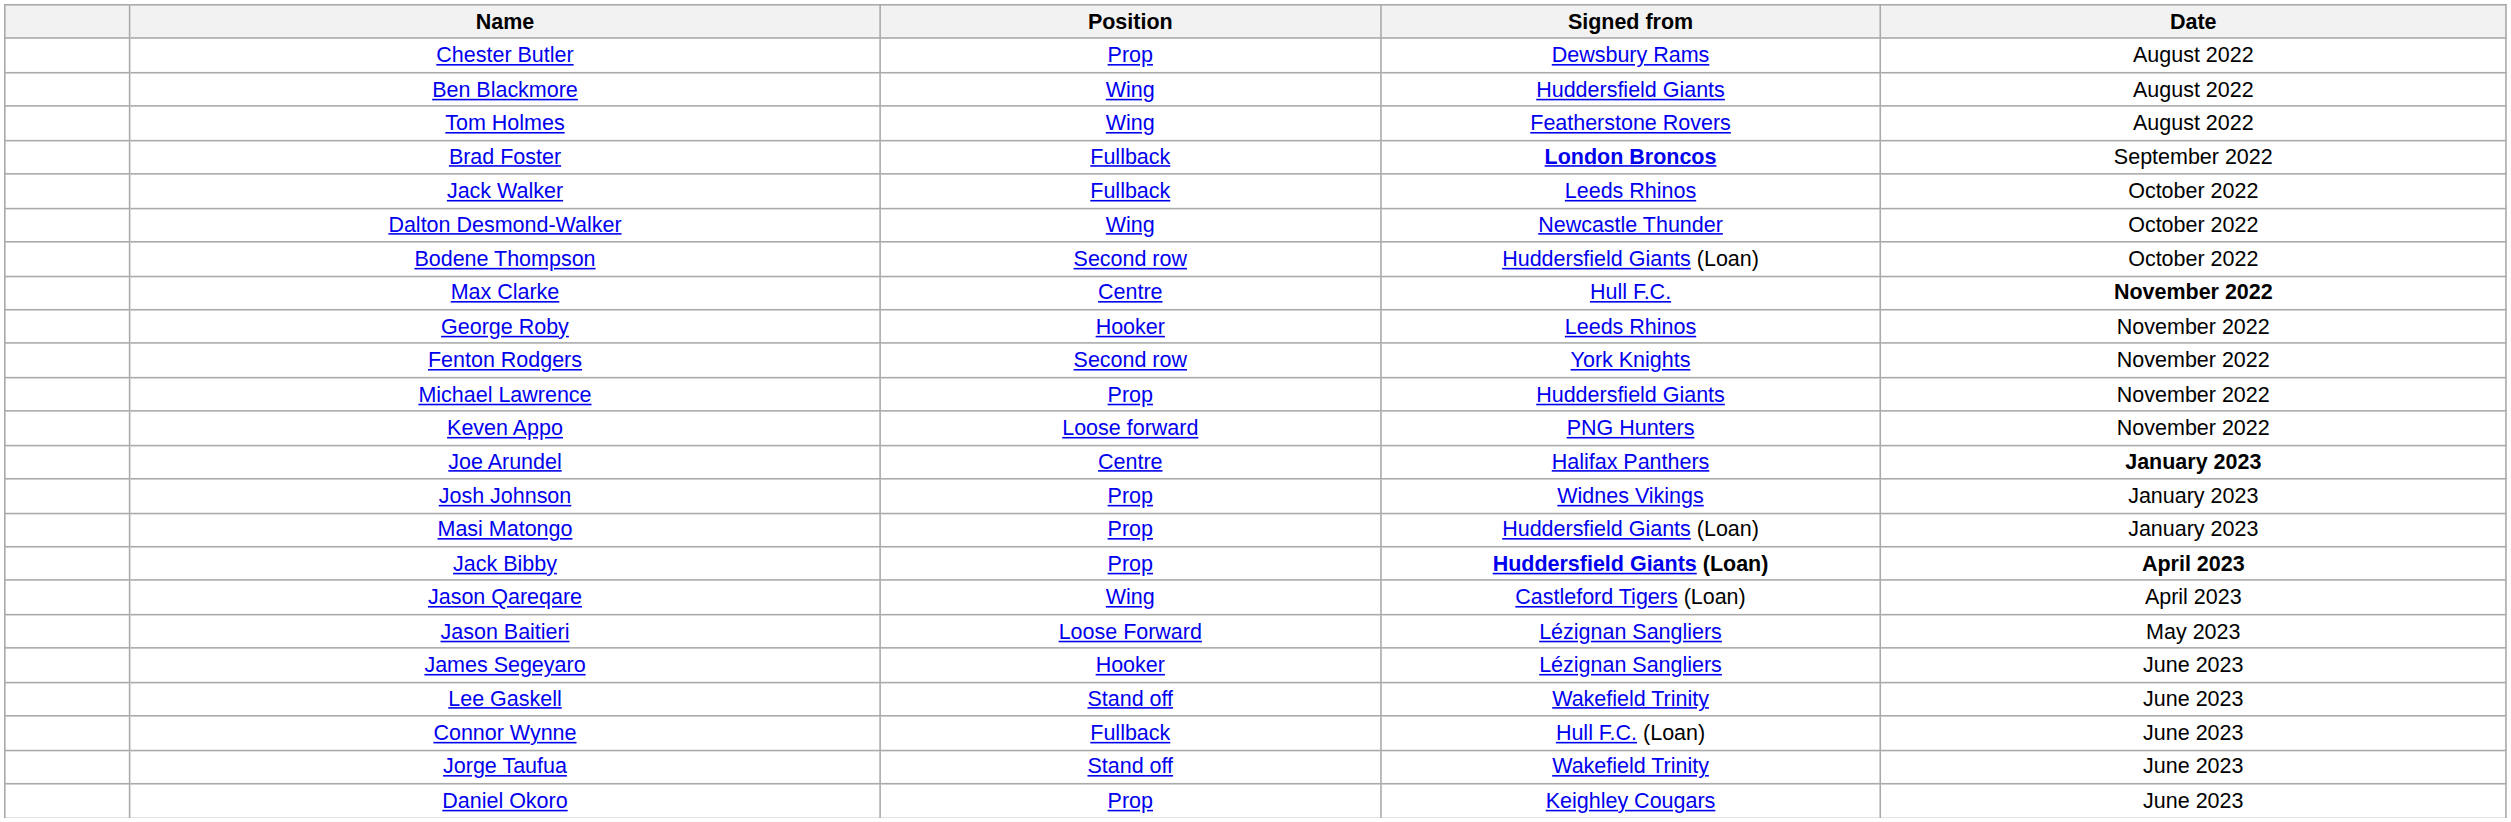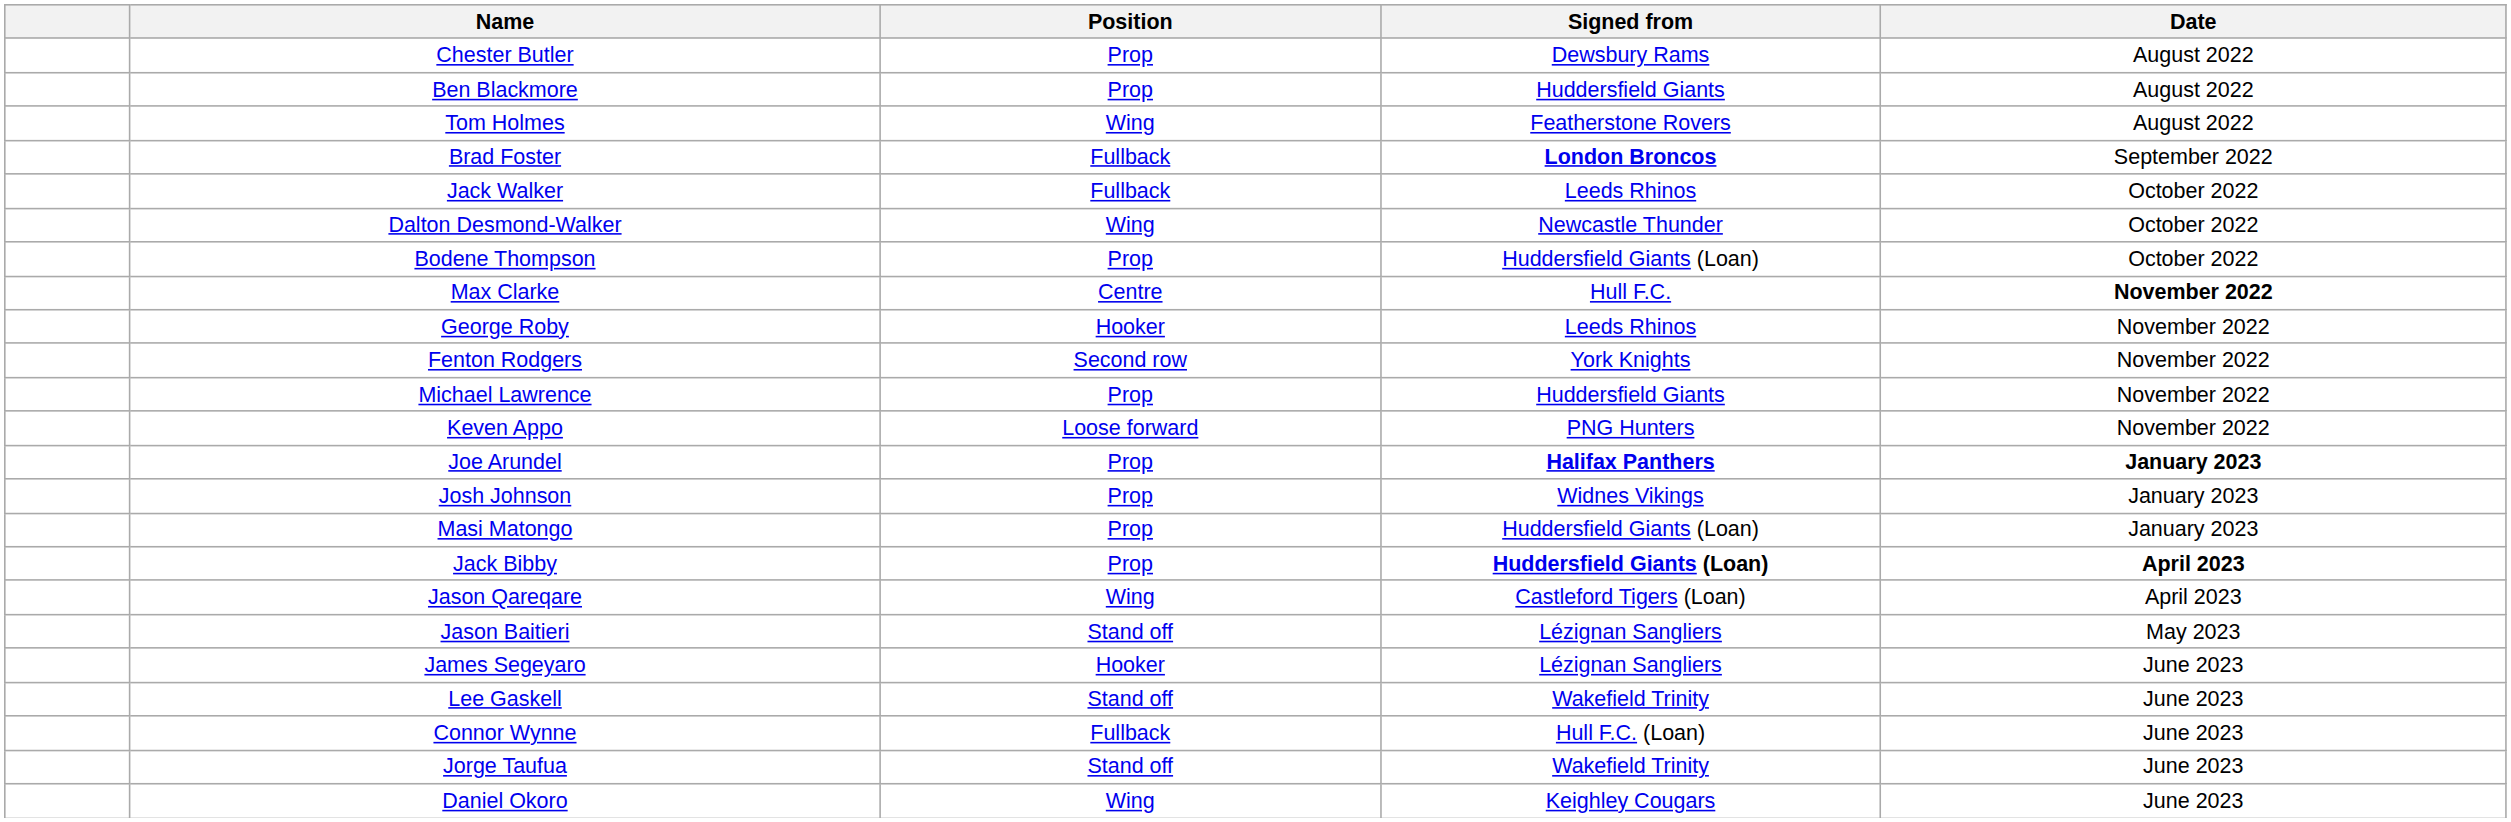(1130, 89) Wing -> (1130, 89) Prop
(1130, 258) Second row -> (1130, 258) Prop
(1130, 462) Centre -> (1130, 462) Prop
(1631, 462) normal -> (1631, 462) bold
(1130, 631) Loose Forward -> (1130, 631) Stand off
(1130, 800) Prop -> (1130, 800) Wing
